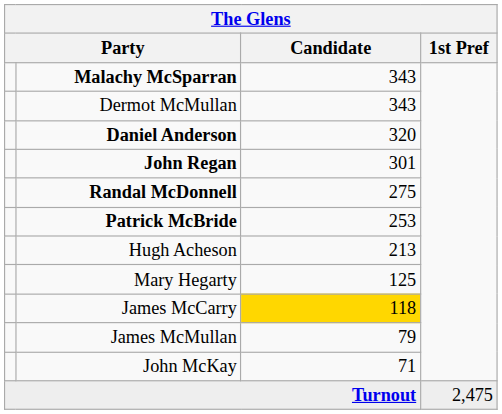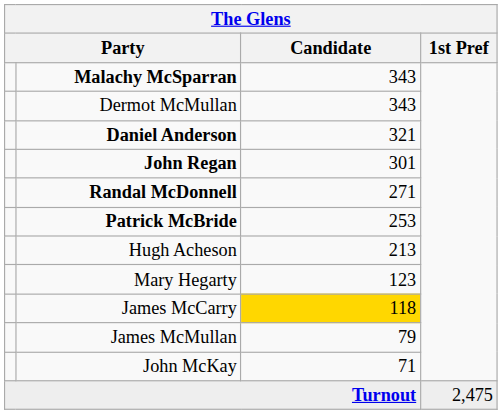(403, 134) 320 -> (403, 134) 321
(403, 192) 275 -> (403, 192) 271
(403, 279) 125 -> (403, 279) 123
